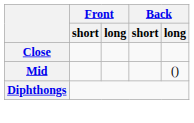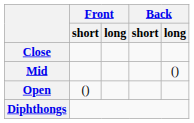+ row: (37, 90)
